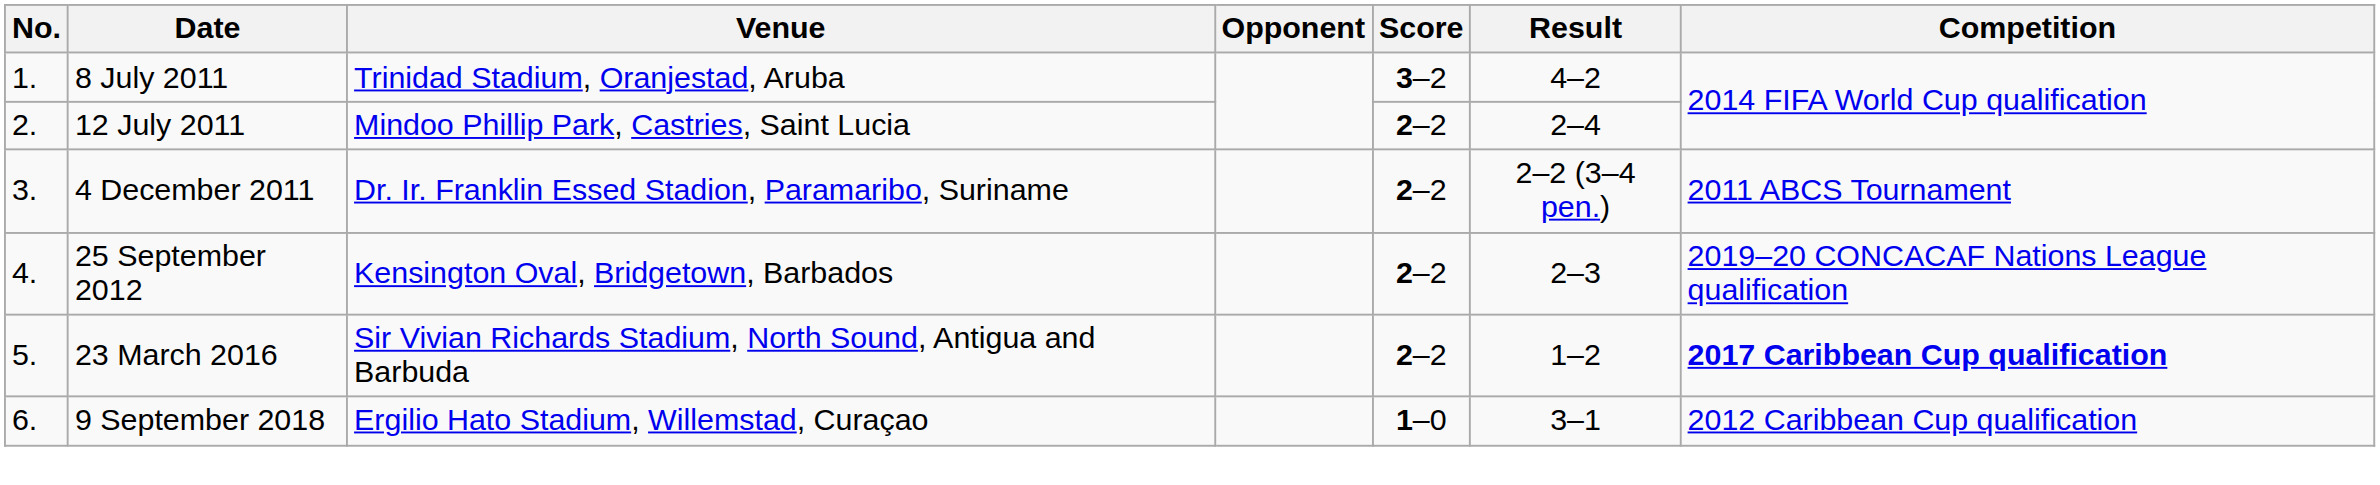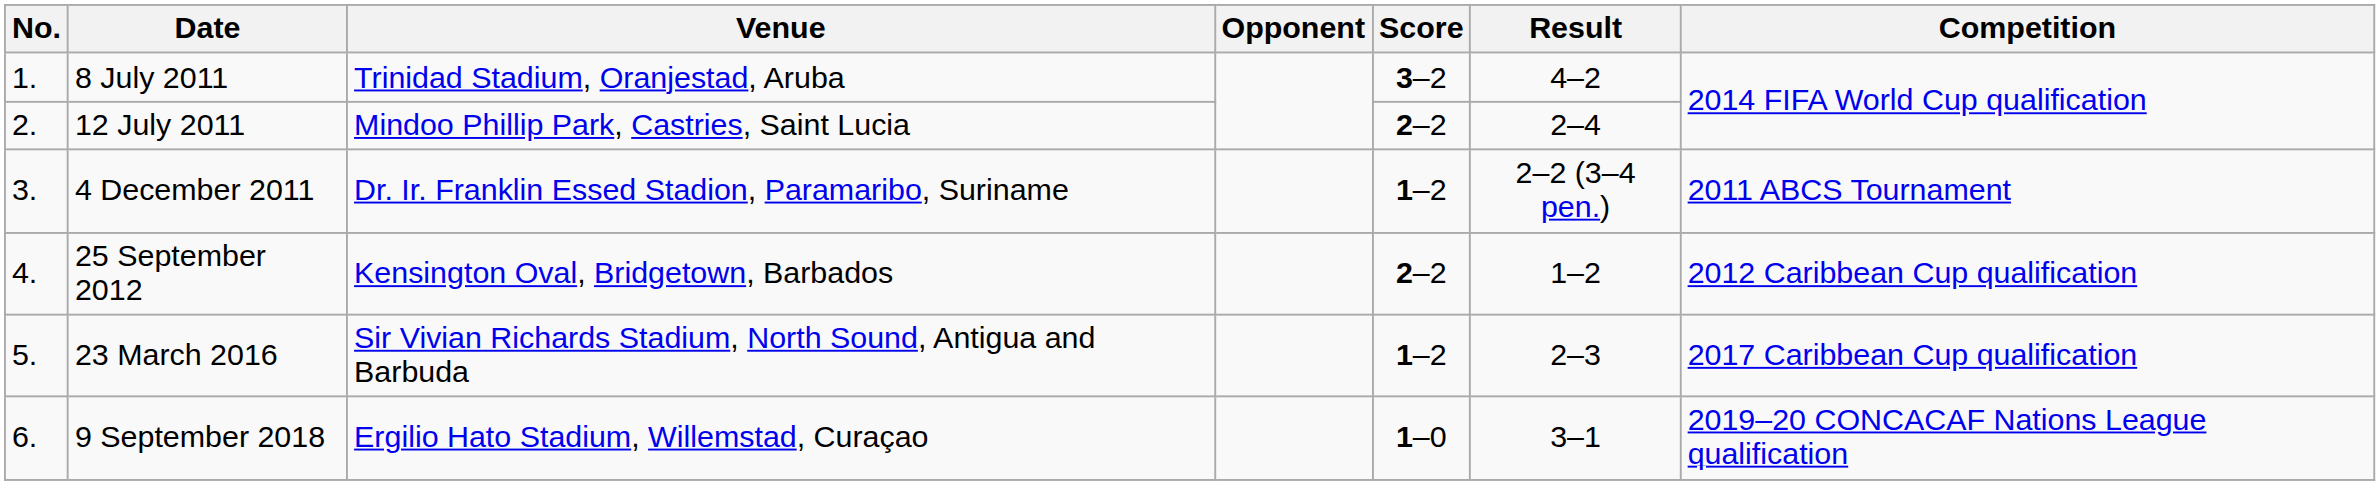(1421, 190) 2–2 -> (1421, 190) 1–2
(1576, 272) 2–3 -> (1576, 272) 1–2
(1947, 272) 2019–20 CONCACAF Nations League qualification -> (1912, 272) 2012 Caribbean Cup qualification
(1421, 355) 2–2 -> (1421, 355) 1–2
(1576, 355) 1–2 -> (1576, 355) 2–3
(1927, 355) bold -> (1912, 355) normal
(1912, 420) 2012 Caribbean Cup qualification -> (1947, 437) 2019–20 CONCACAF Nations League qualification
